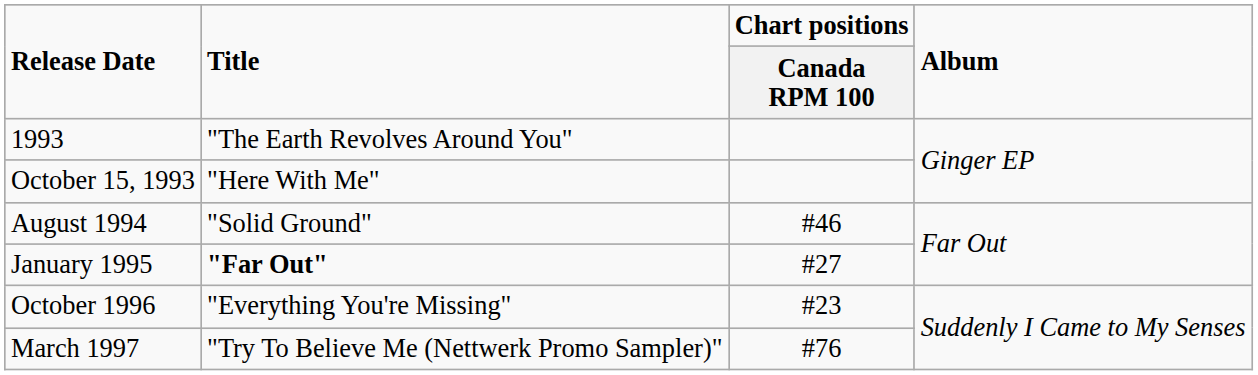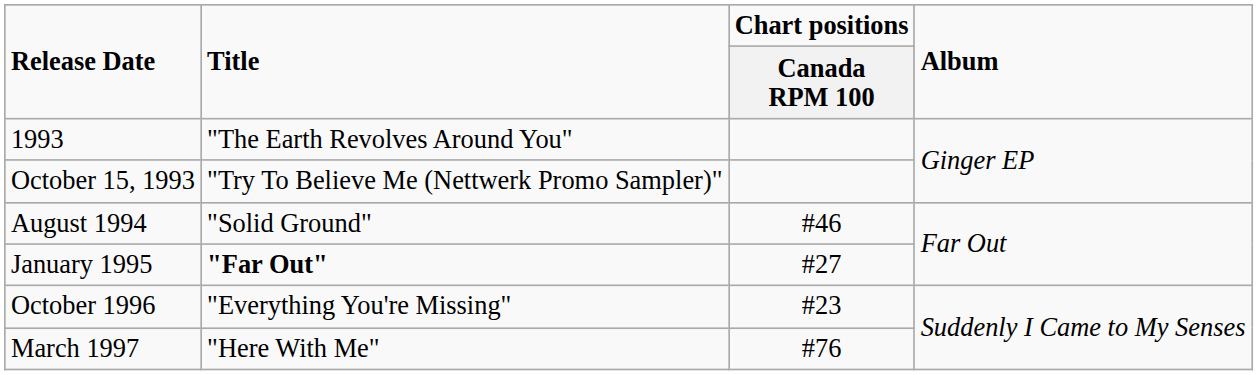(293, 180) "Here With Me" -> (465, 180) "Try To Believe Me (Nettwerk Promo Sampler)"
(465, 348) "Try To Believe Me (Nettwerk Promo Sampler)" -> (293, 348) "Here With Me"
